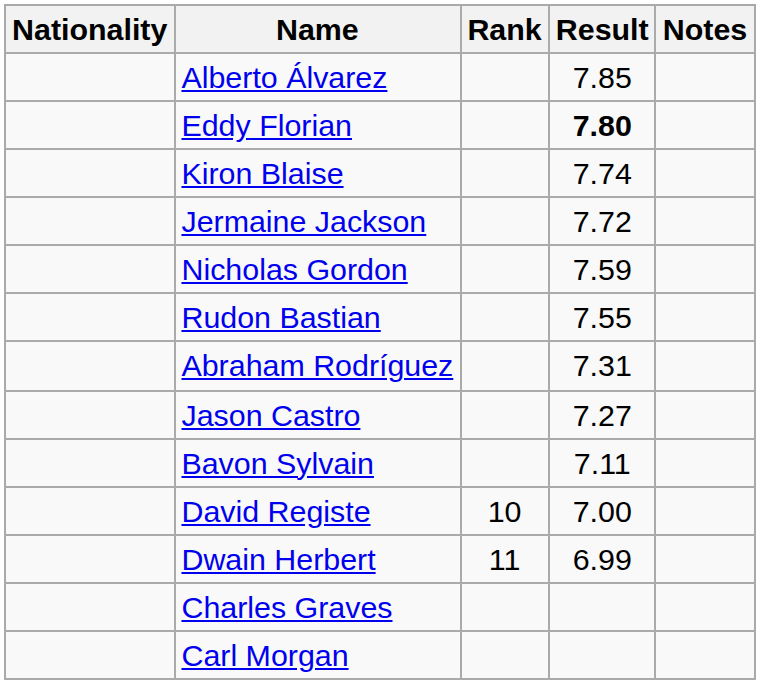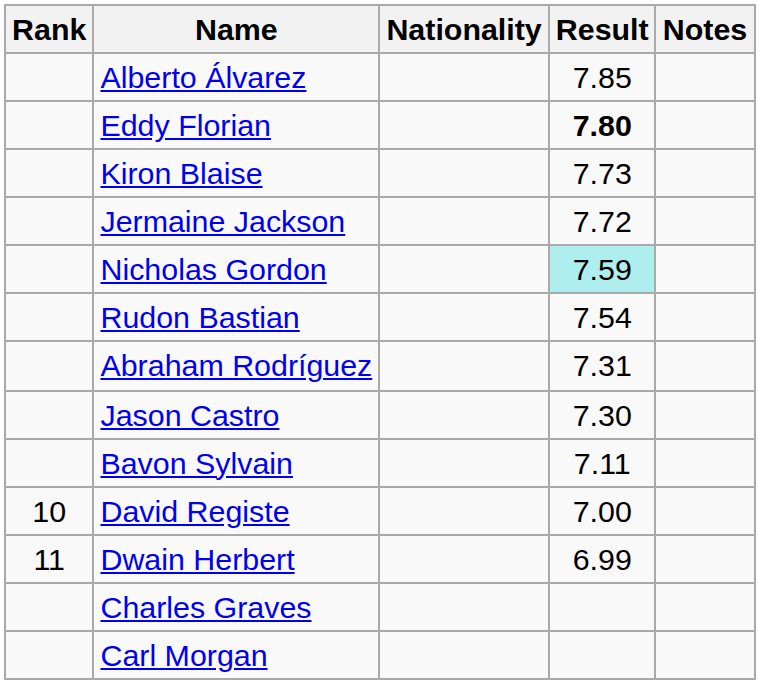columns swapped: (505, 29) <-> (90, 29)
(602, 174) 7.74 -> (602, 174) 7.73
(602, 270) no background -> (602, 270) paleturquoise background
(602, 318) 7.55 -> (602, 318) 7.54
(602, 414) 7.27 -> (602, 414) 7.30
